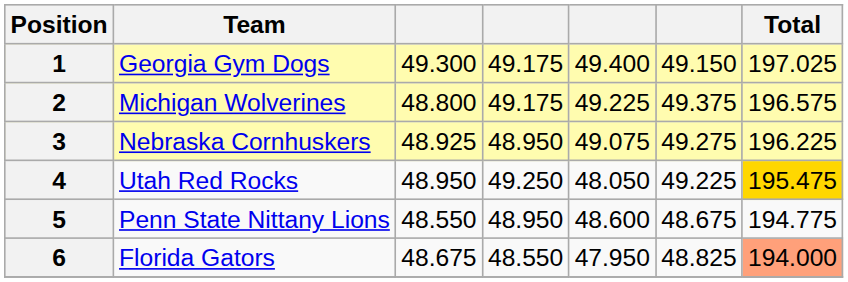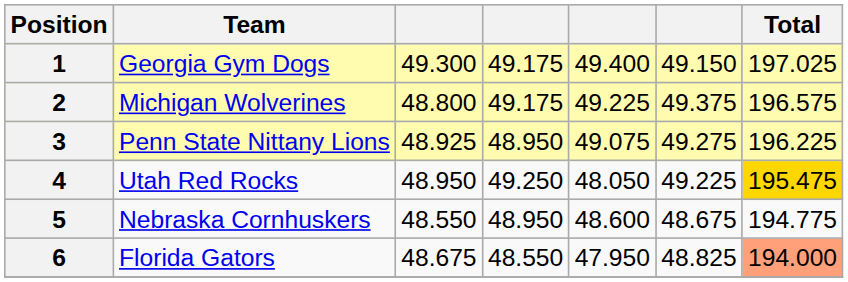(245, 141) Nebraska Cornhuskers -> (254, 141) Penn State Nittany Lions
(254, 219) Penn State Nittany Lions -> (245, 219) Nebraska Cornhuskers
